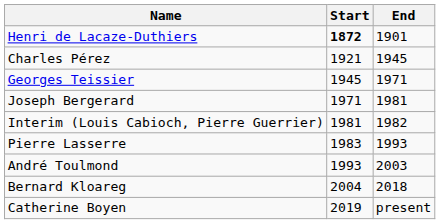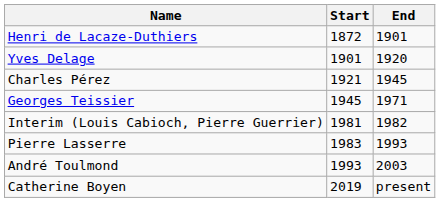(346, 37) bold -> (346, 37) normal
+ row: (51, 58)
- row: (71, 101)
- row: (67, 186)
